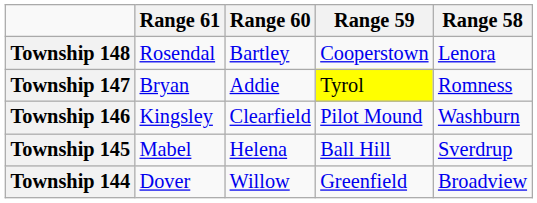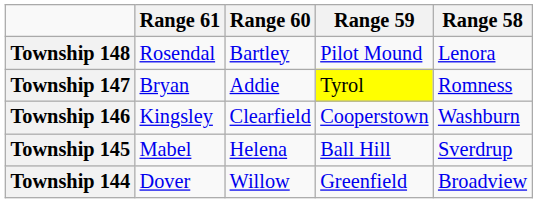(374, 52) Cooperstown -> (371, 52) Pilot Mound
(371, 117) Pilot Mound -> (374, 117) Cooperstown
